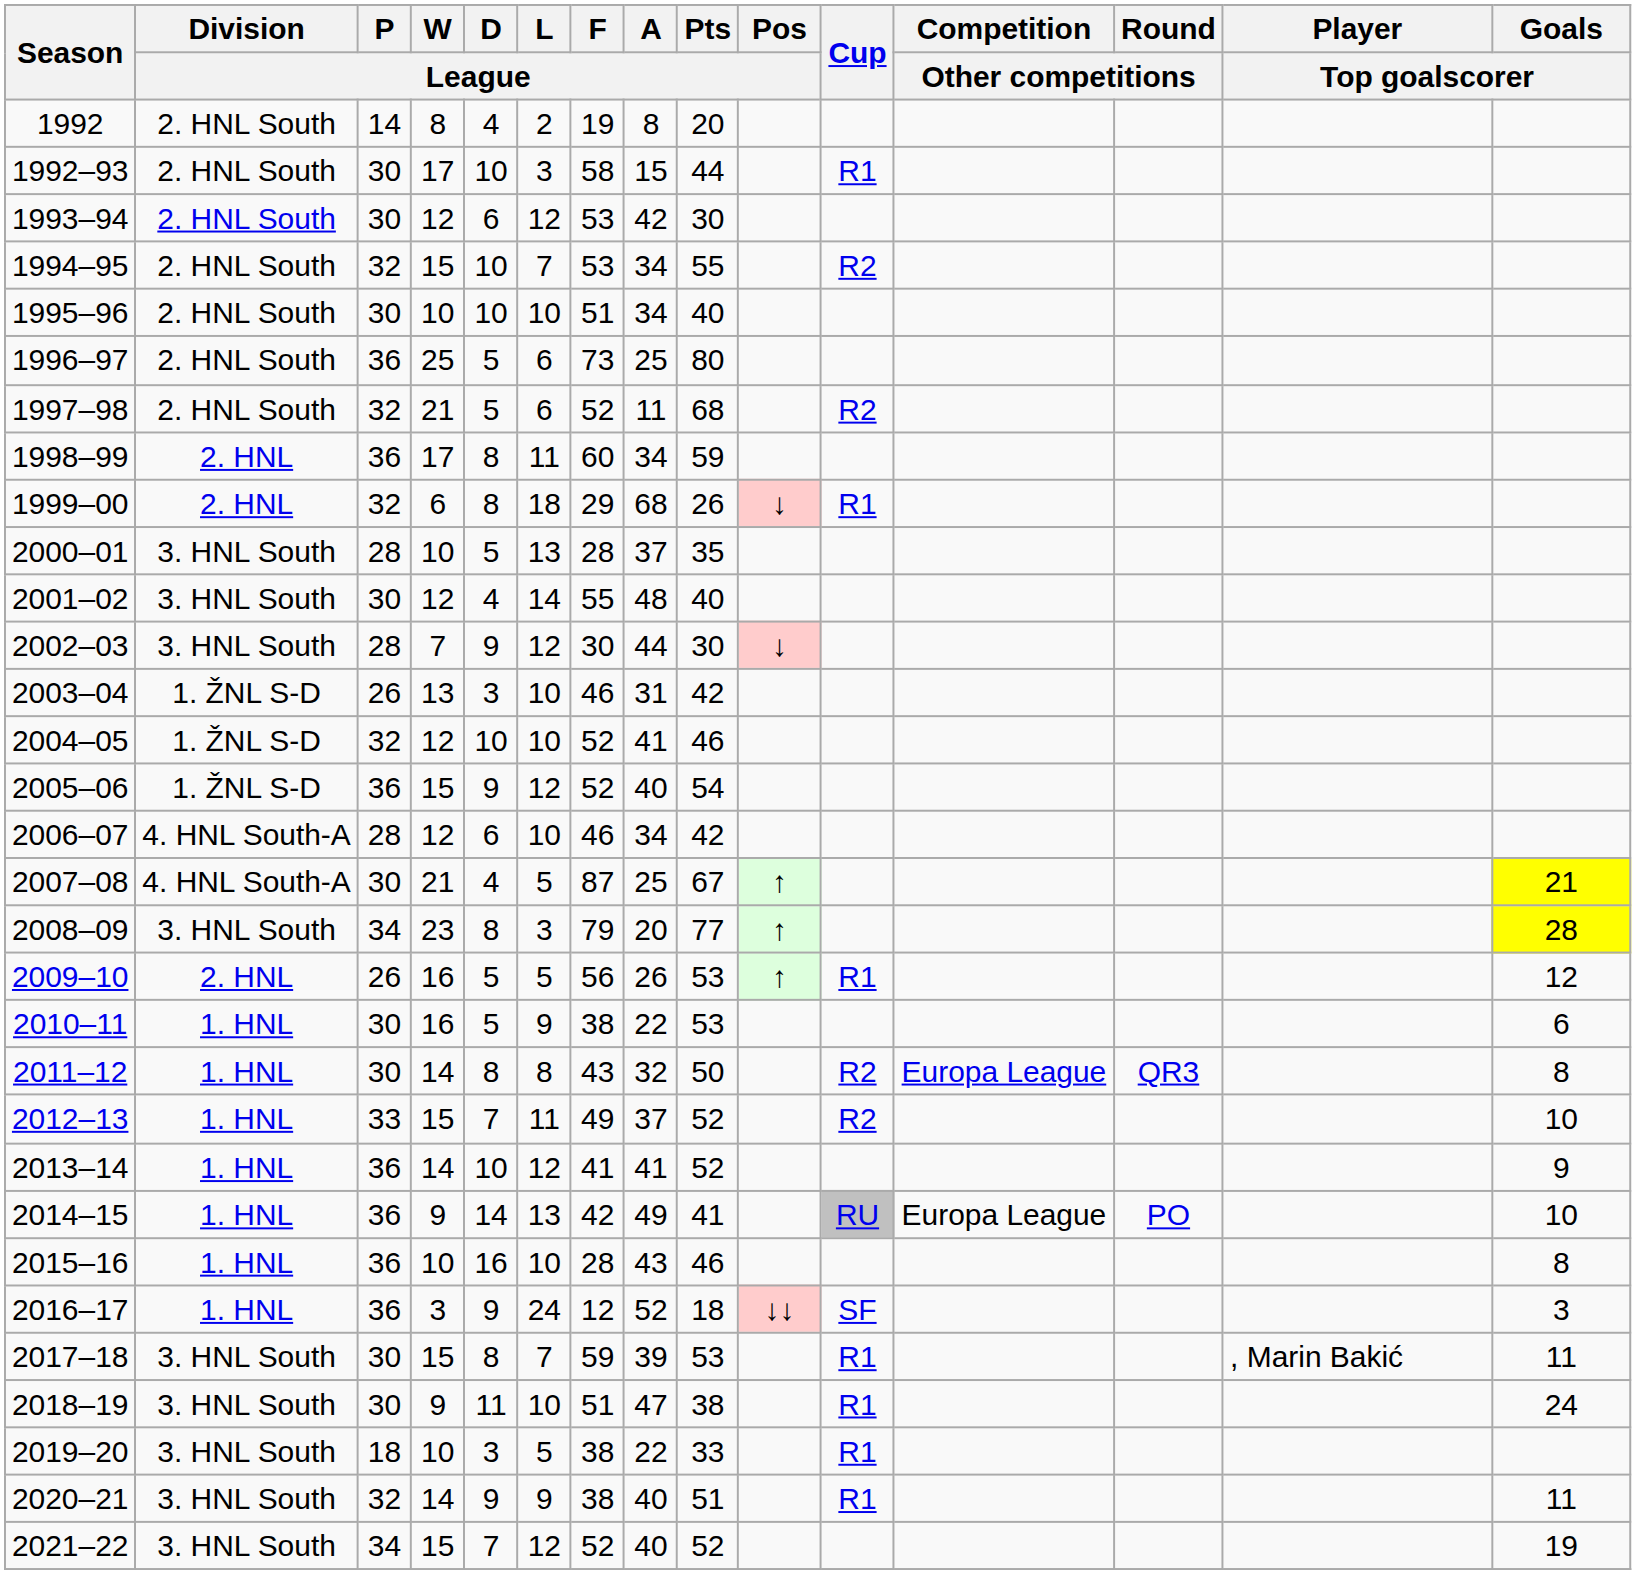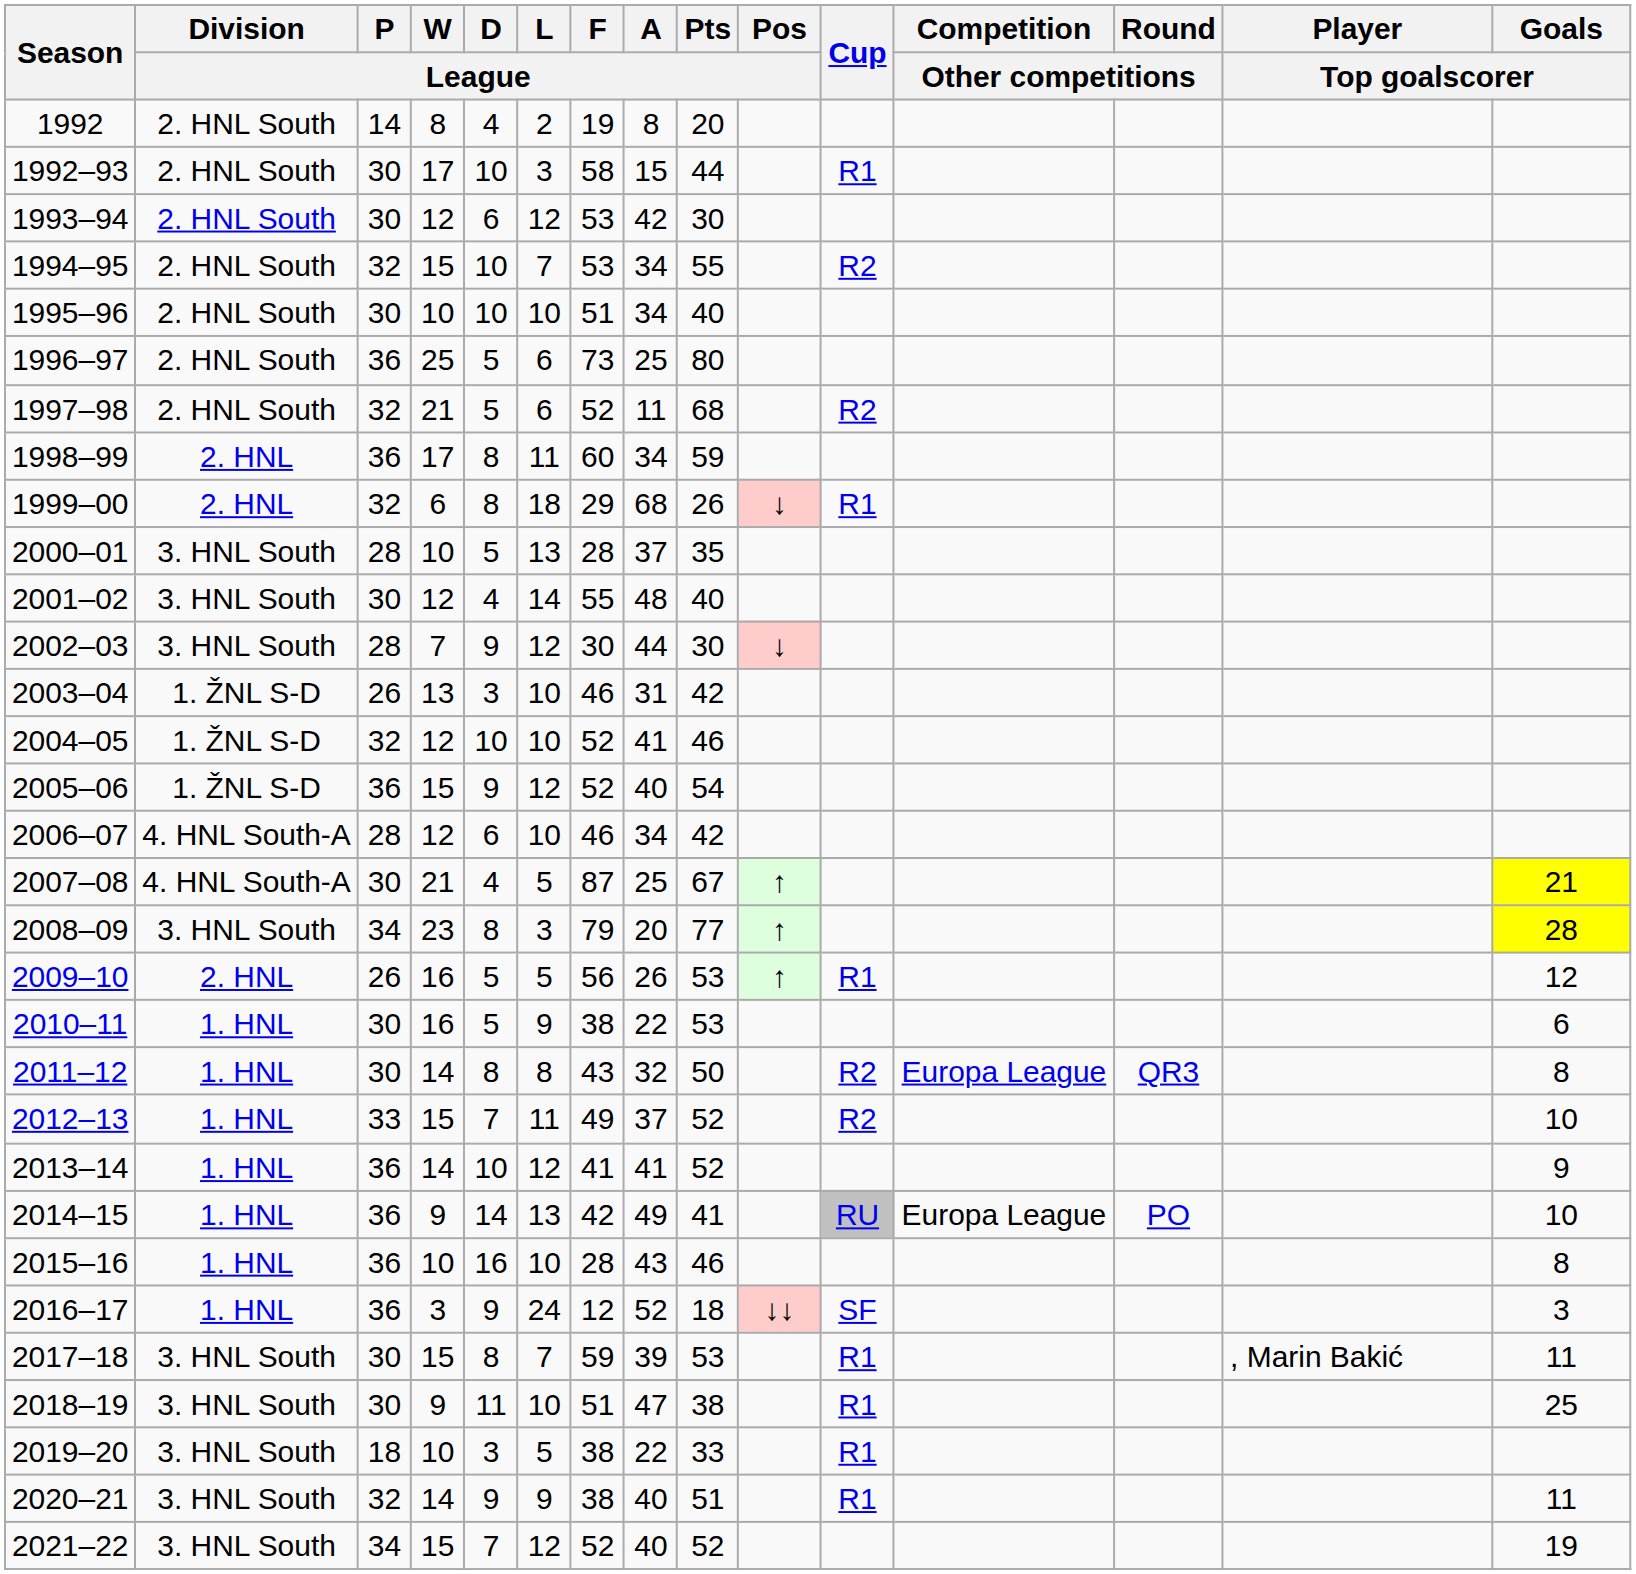(1561, 1404) 24 -> (1561, 1404) 25
